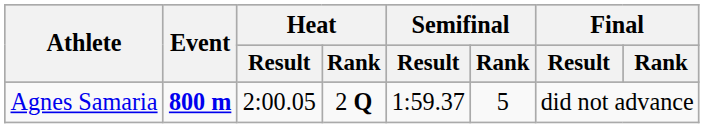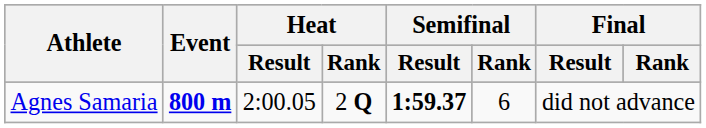(428, 102) normal -> (429, 102) bold
(503, 102) 5 -> (504, 102) 6
